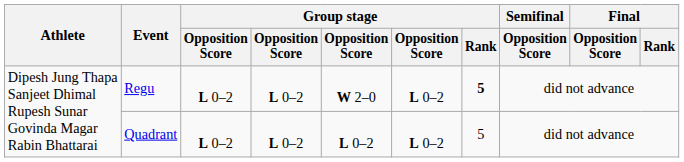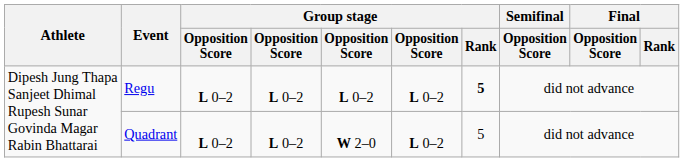(356, 97) W 2–0 -> (356, 97) L 0–2
(356, 143) L 0–2 -> (356, 143) W 2–0
